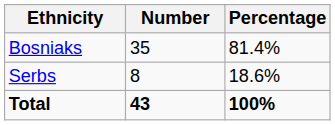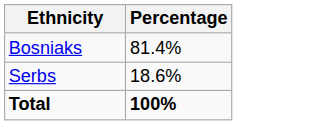- column: (175, 18)
